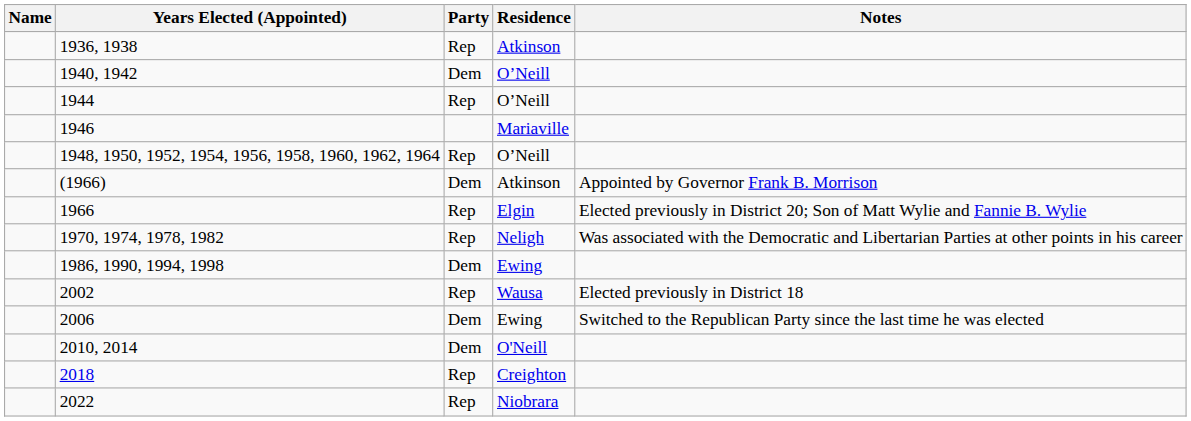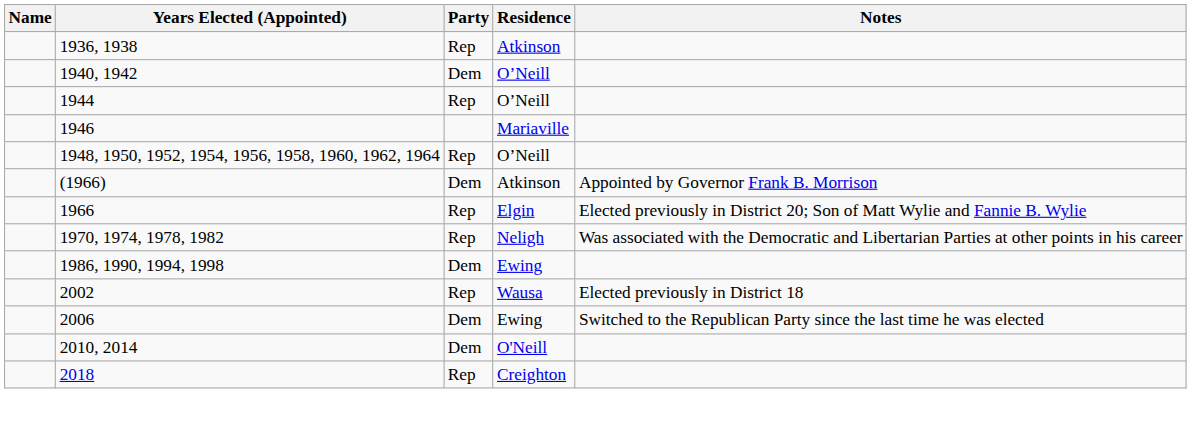- row: (77, 401)
